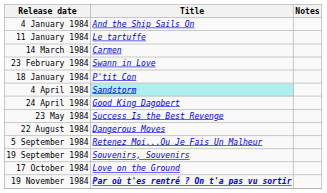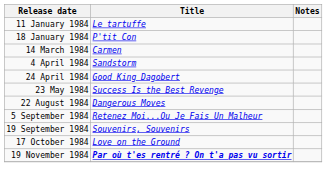- row: (55, 24)
rows swapped: (52, 77) <-> (57, 50)
- row: (50, 63)
(114, 90) paleturquoise background -> (114, 63) no background
